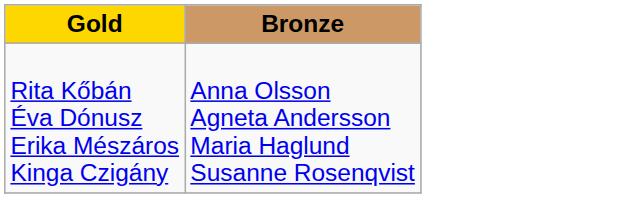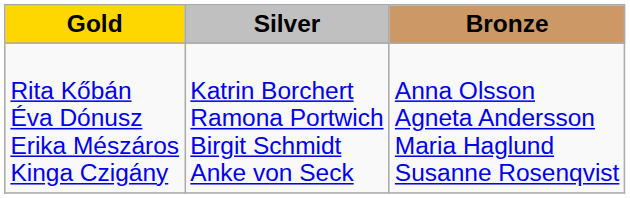+ column: (287, 23)
